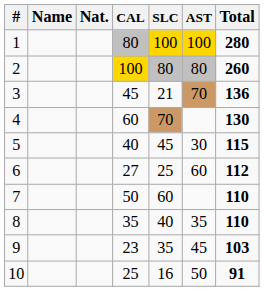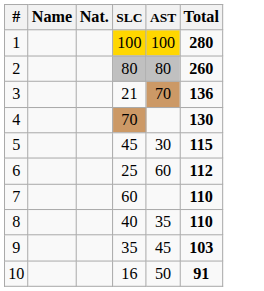- column: (131, 18)
